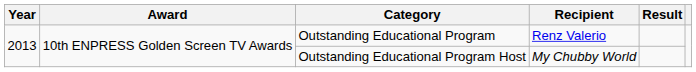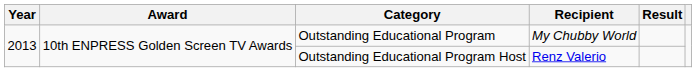(569, 35) Renz Valerio -> (584, 35) My Chubby World
(584, 56) My Chubby World -> (569, 56) Renz Valerio
